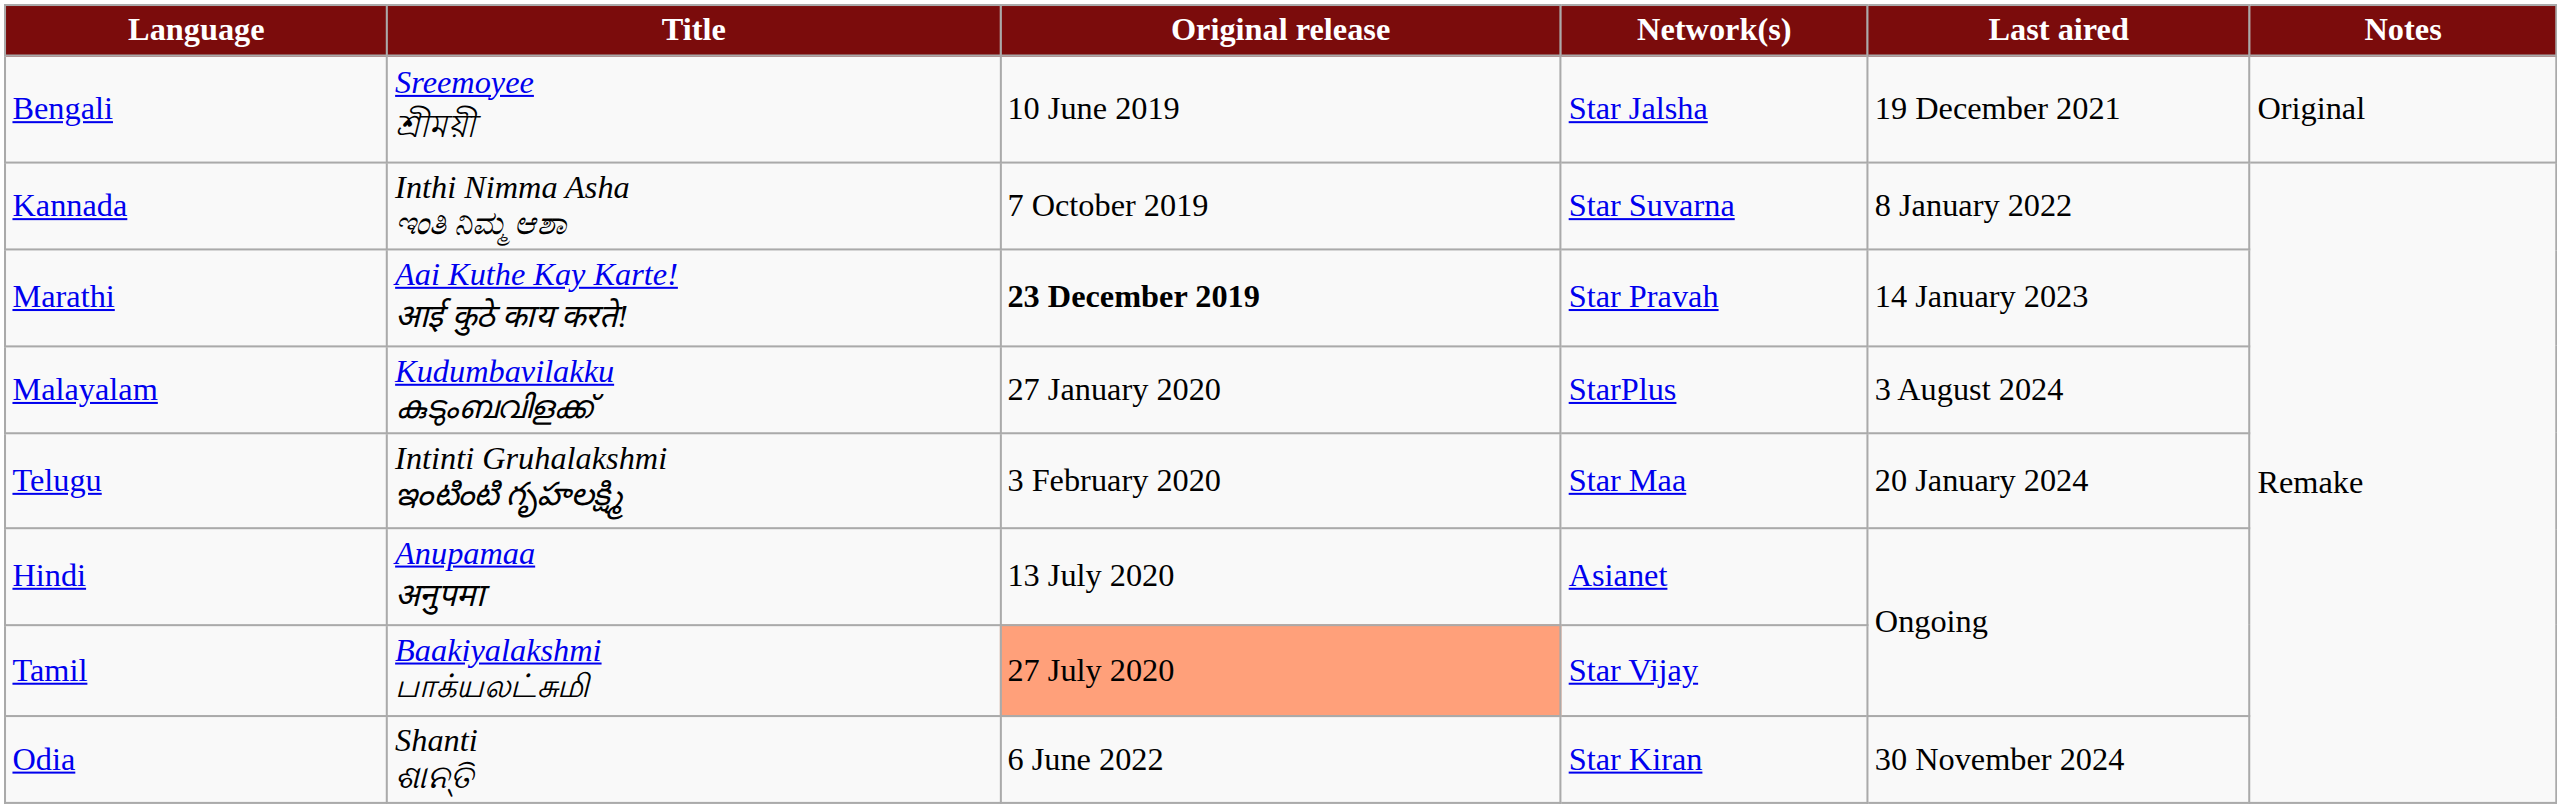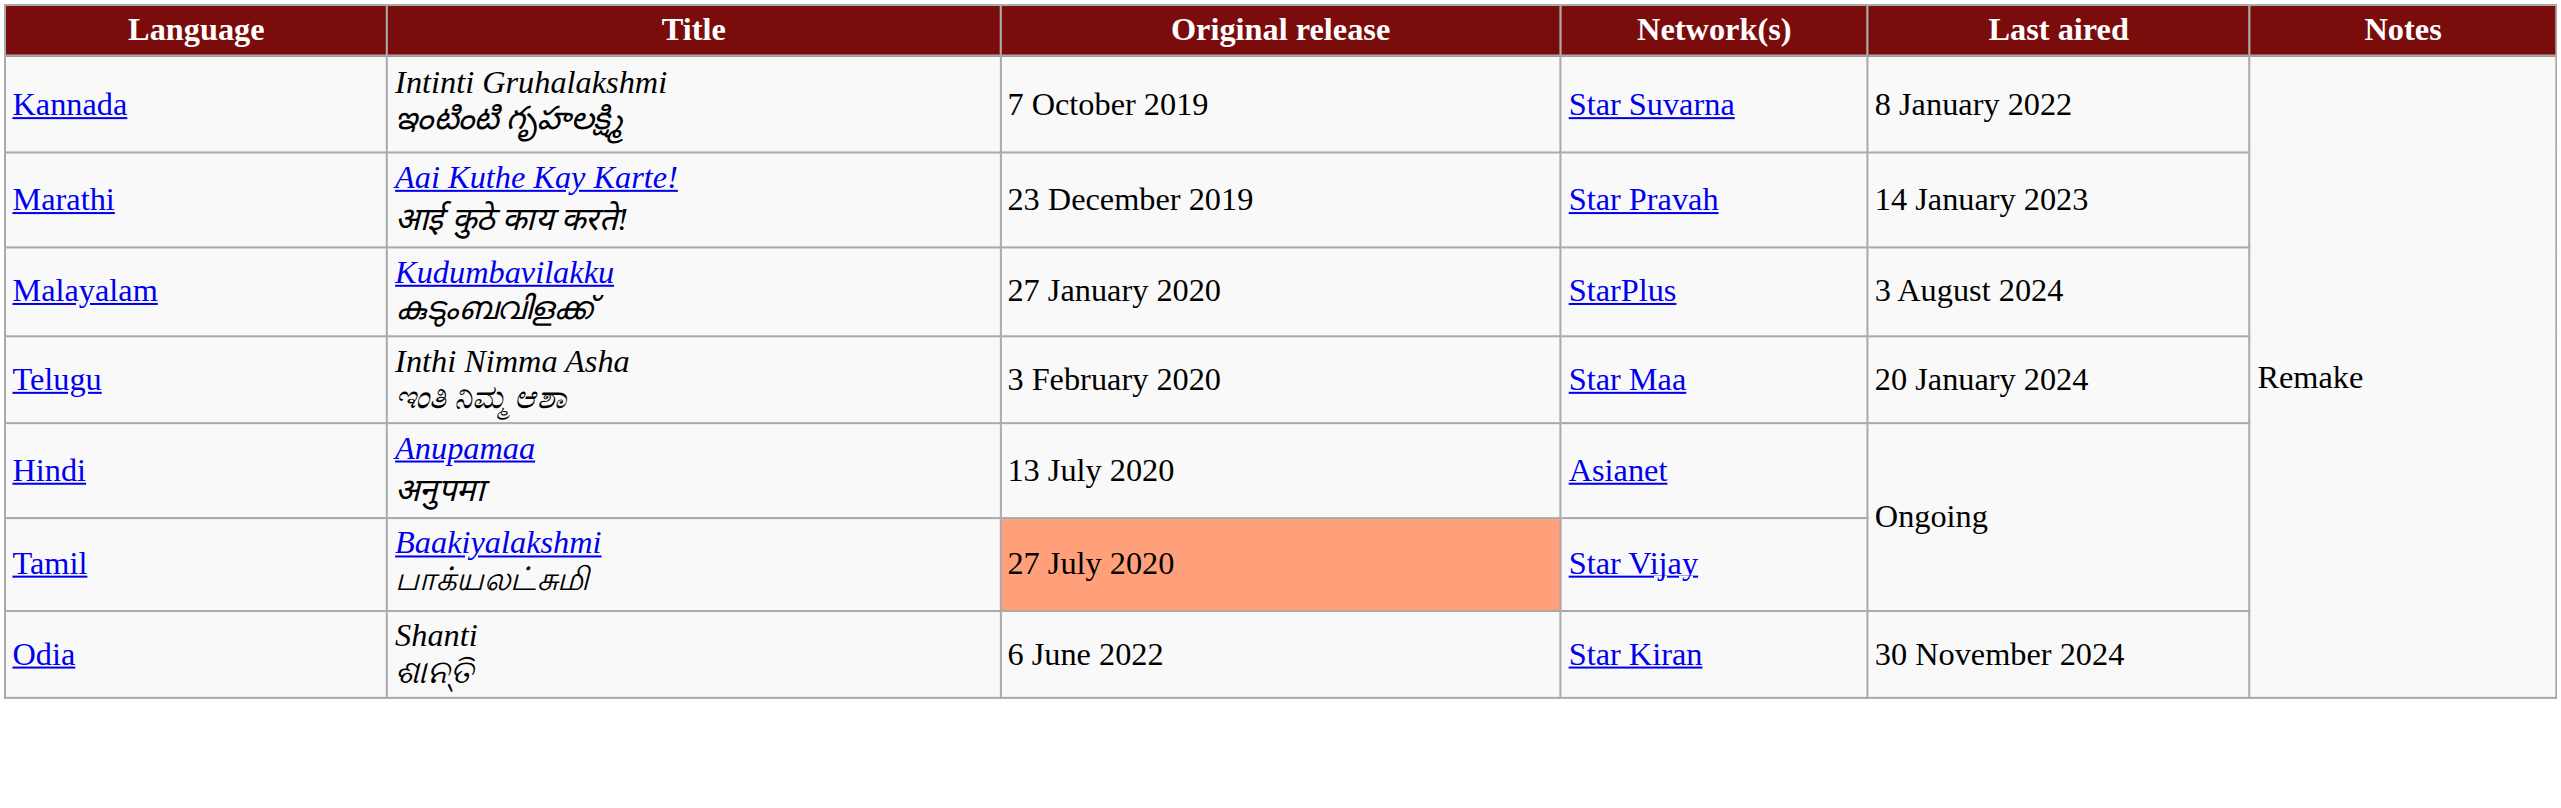- row: (63, 108)
(512, 205) Inthi Nimma Asha ಇಂತಿ ನಿಮ್ಮ ಆಶಾ -> (531, 99) Intinti Gruhalakshmi ఇంటింటి గృహలక్ష్మి
(1134, 297) bold -> (1130, 199) normal
(531, 476) Intinti Gruhalakshmi ఇంటింటి గృహలక్ష్మి -> (512, 378) Inthi Nimma Asha ಇಂತಿ ನಿಮ್ಮ ಆಶಾ
